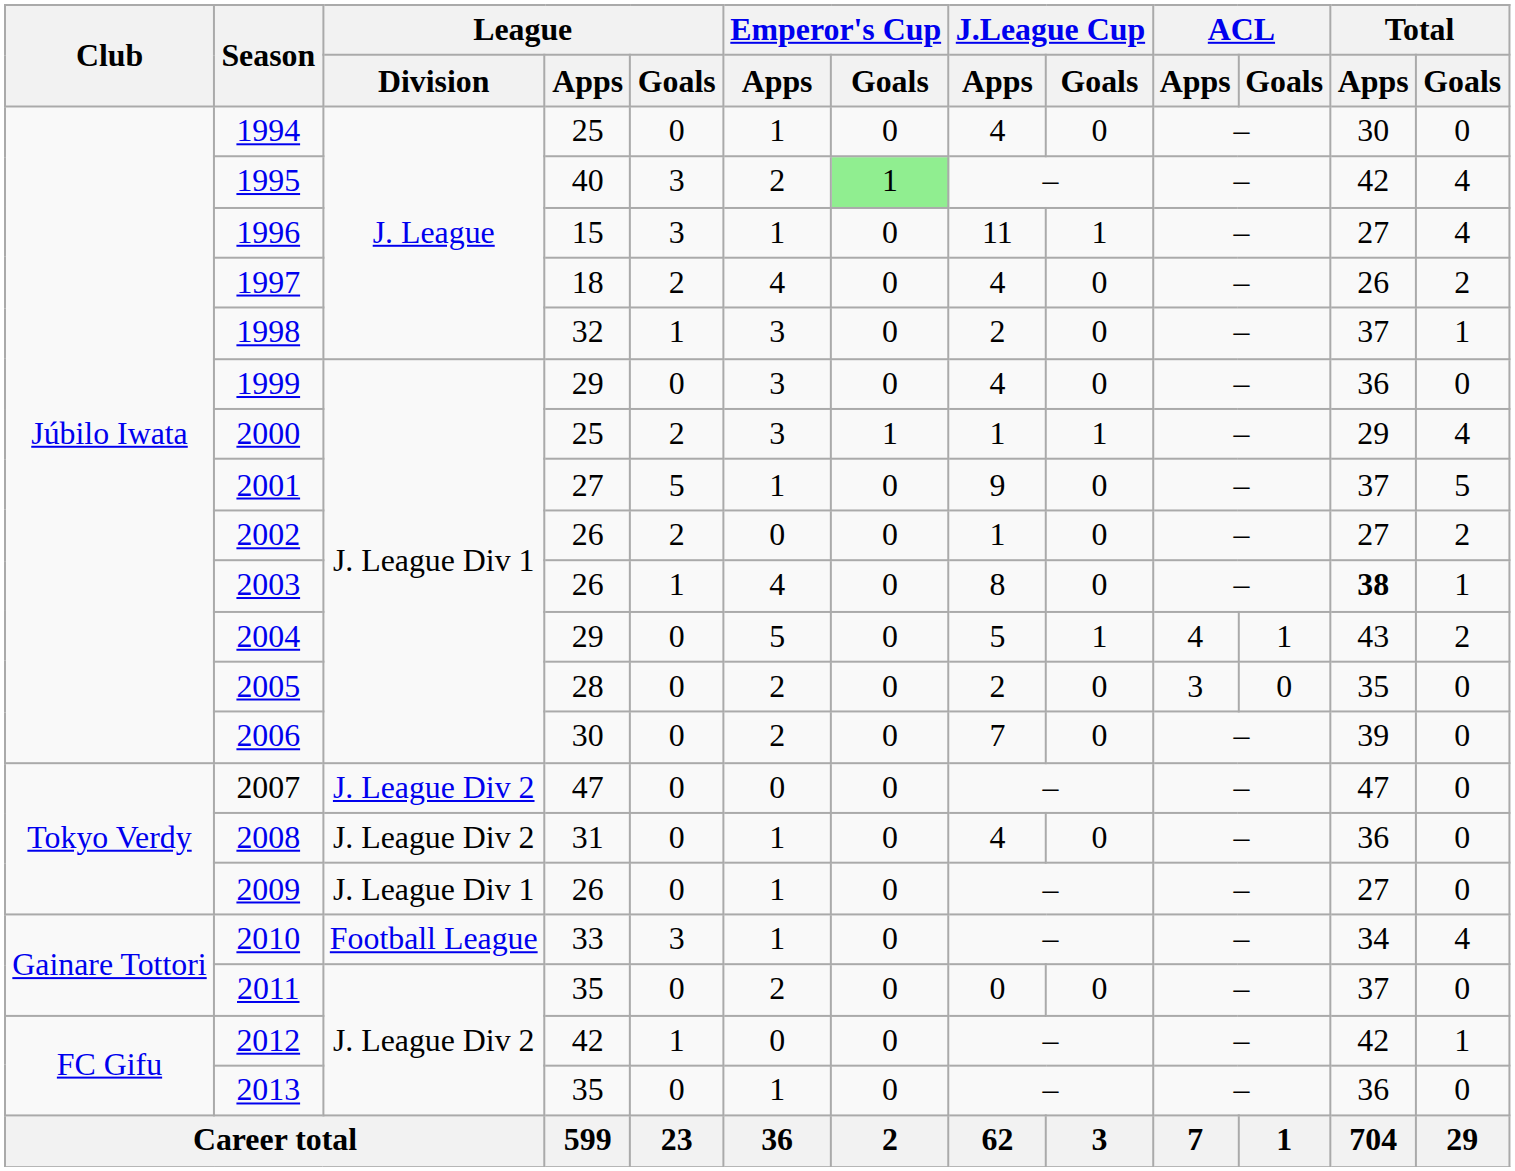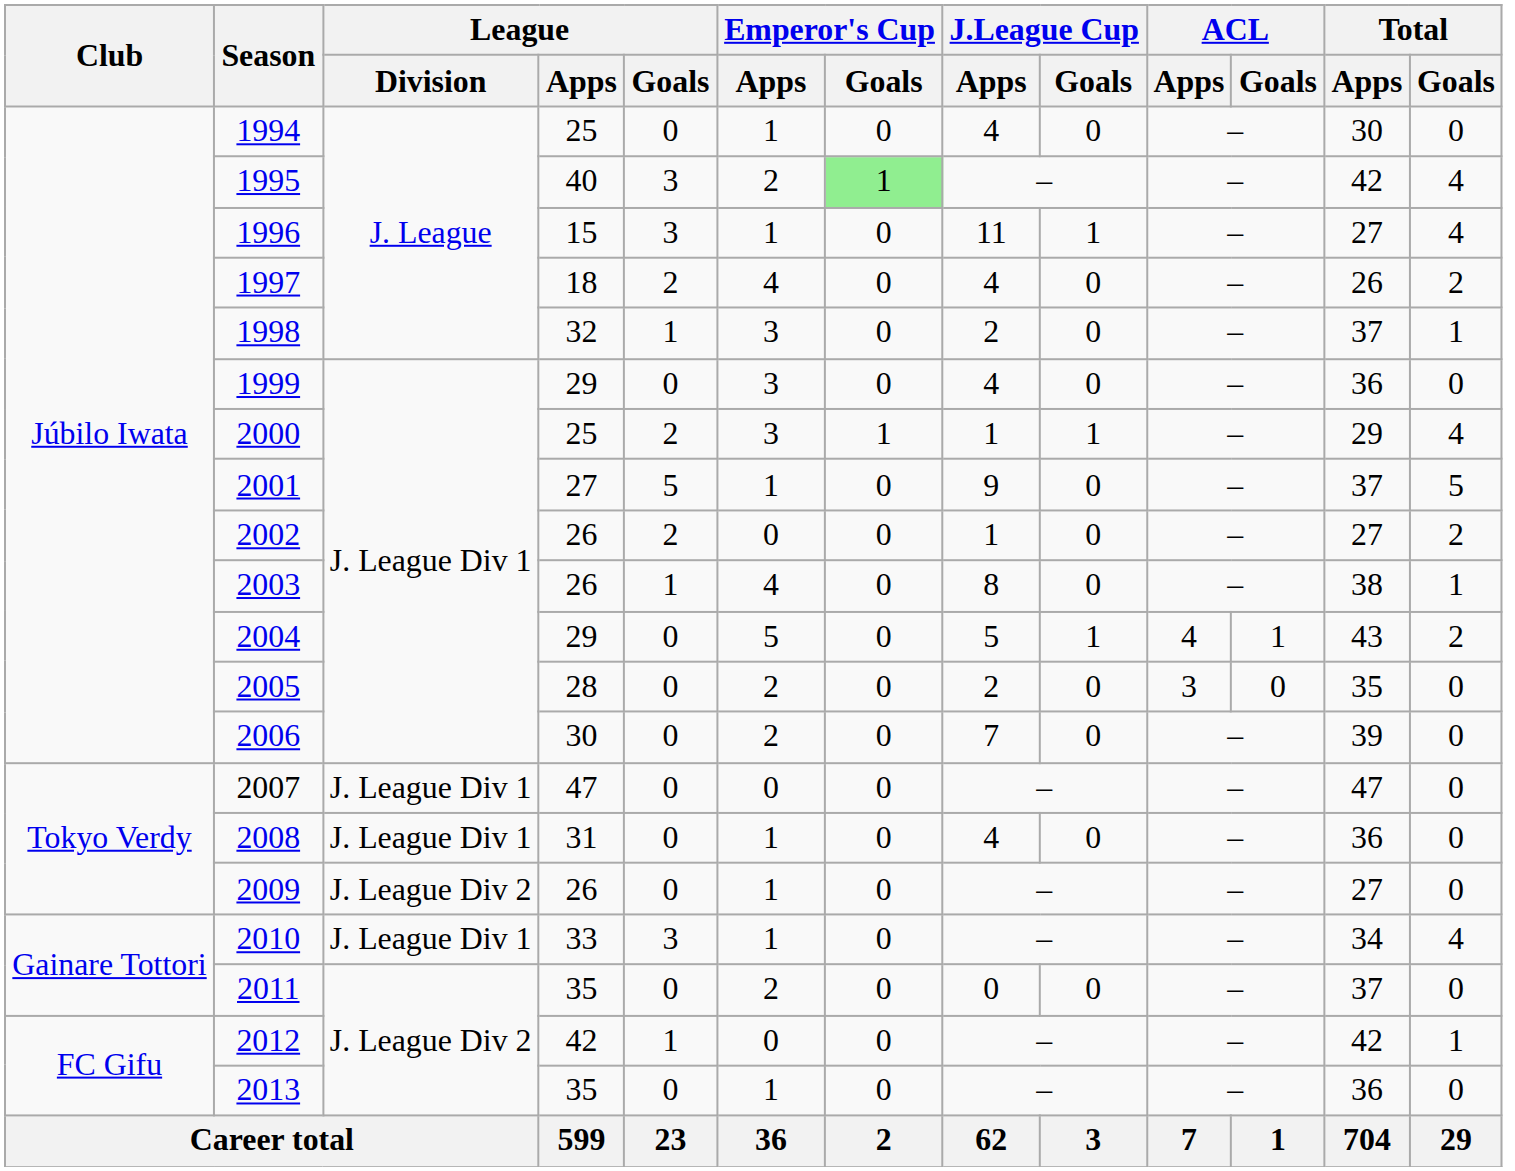(1373, 585) bold -> (1367, 585) normal
(434, 787) J. League Div 2 -> (431, 787) J. League Div 1
(434, 837) J. League Div 2 -> (431, 837) J. League Div 1
(434, 888) J. League Div 1 -> (431, 888) J. League Div 2
(434, 938) Football League -> (431, 938) J. League Div 1
